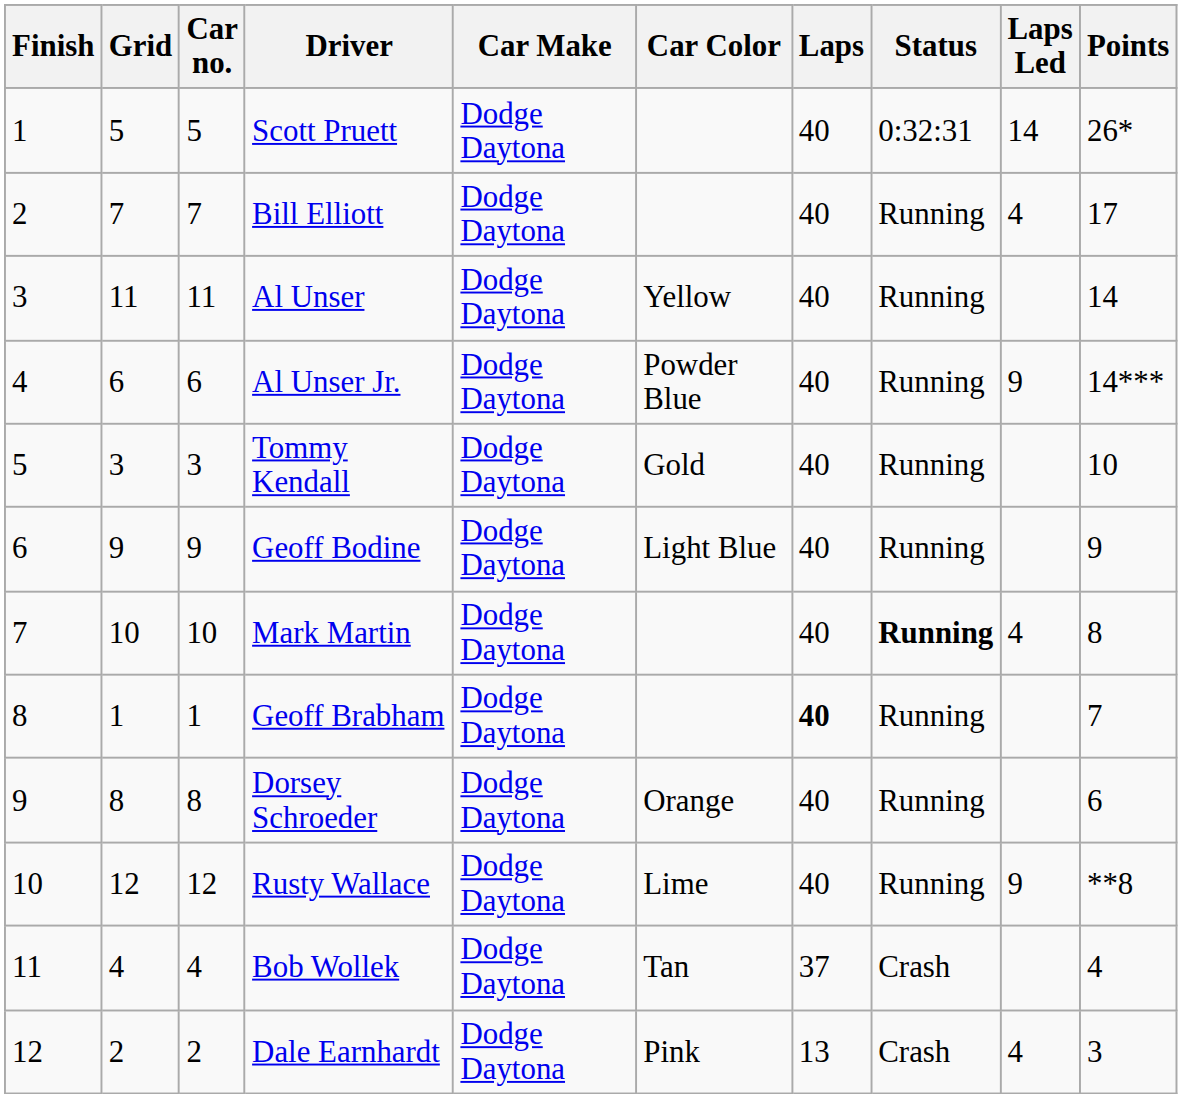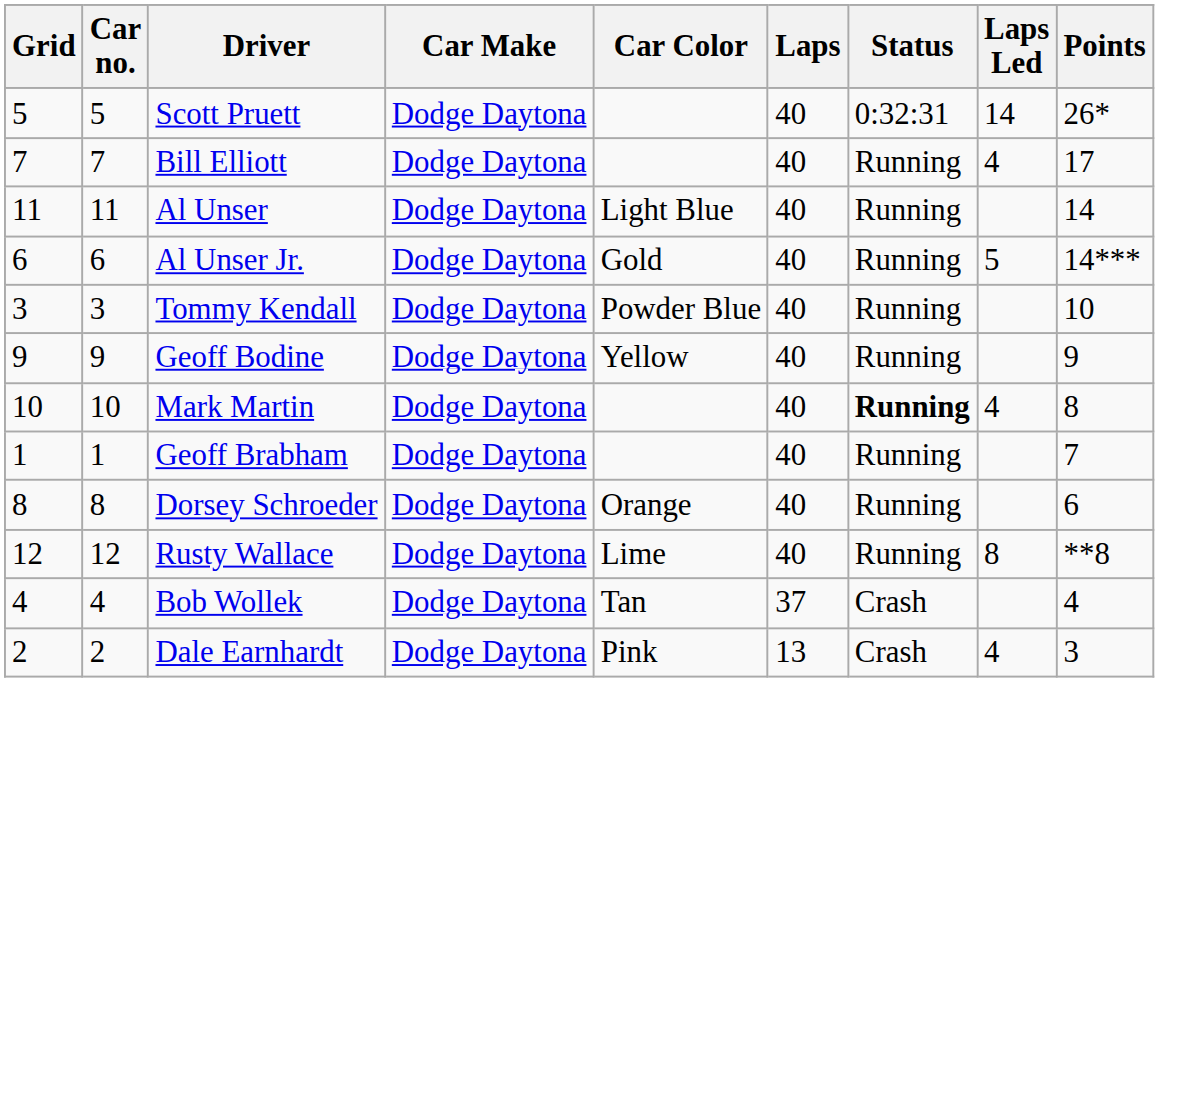- column: (53, 46)
(714, 298) Yellow -> (681, 211) Light Blue
(714, 382) Powder Blue -> (681, 260) Gold
(1015, 381) 9 -> (992, 259) 5
(714, 465) Gold -> (681, 309) Powder Blue
(714, 549) Light Blue -> (681, 358) Yellow
(814, 716) bold -> (791, 455) normal
(1015, 883) 9 -> (992, 553) 8
